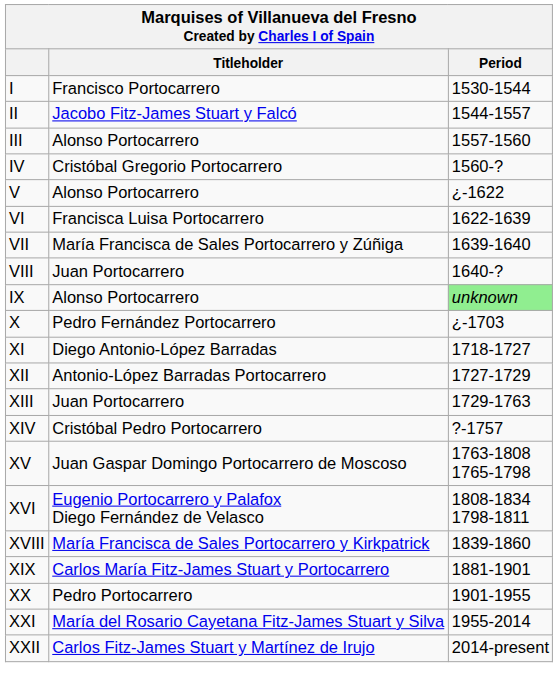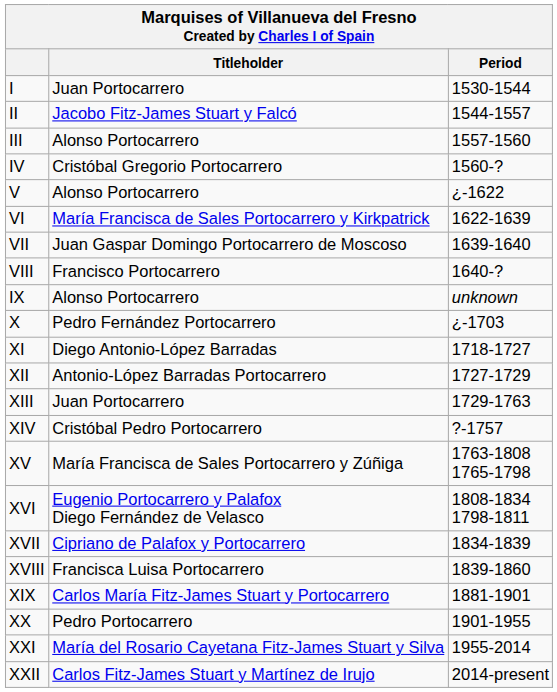(136, 88) Francisco Portocarrero -> (118, 88) Juan Portocarrero
(158, 219) Francisca Luisa Portocarrero -> (241, 219) María Francisca de Sales Portocarrero y Kirkpatrick
(228, 245) María Francisca de Sales Portocarrero y Zúñiga -> (229, 245) Juan Gaspar Domingo Portocarrero de Moscoso
(118, 271) Juan Portocarrero -> (136, 271) Francisco Portocarrero
(485, 297) lightgreen background -> (485, 297) no background
(229, 463) Juan Gaspar Domingo Portocarrero de Moscoso -> (228, 463) María Francisca de Sales Portocarrero y Zúñiga
+ row: (24, 543)
(241, 543) María Francisca de Sales Portocarrero y Kirkpatrick -> (158, 569) Francisca Luisa Portocarrero
